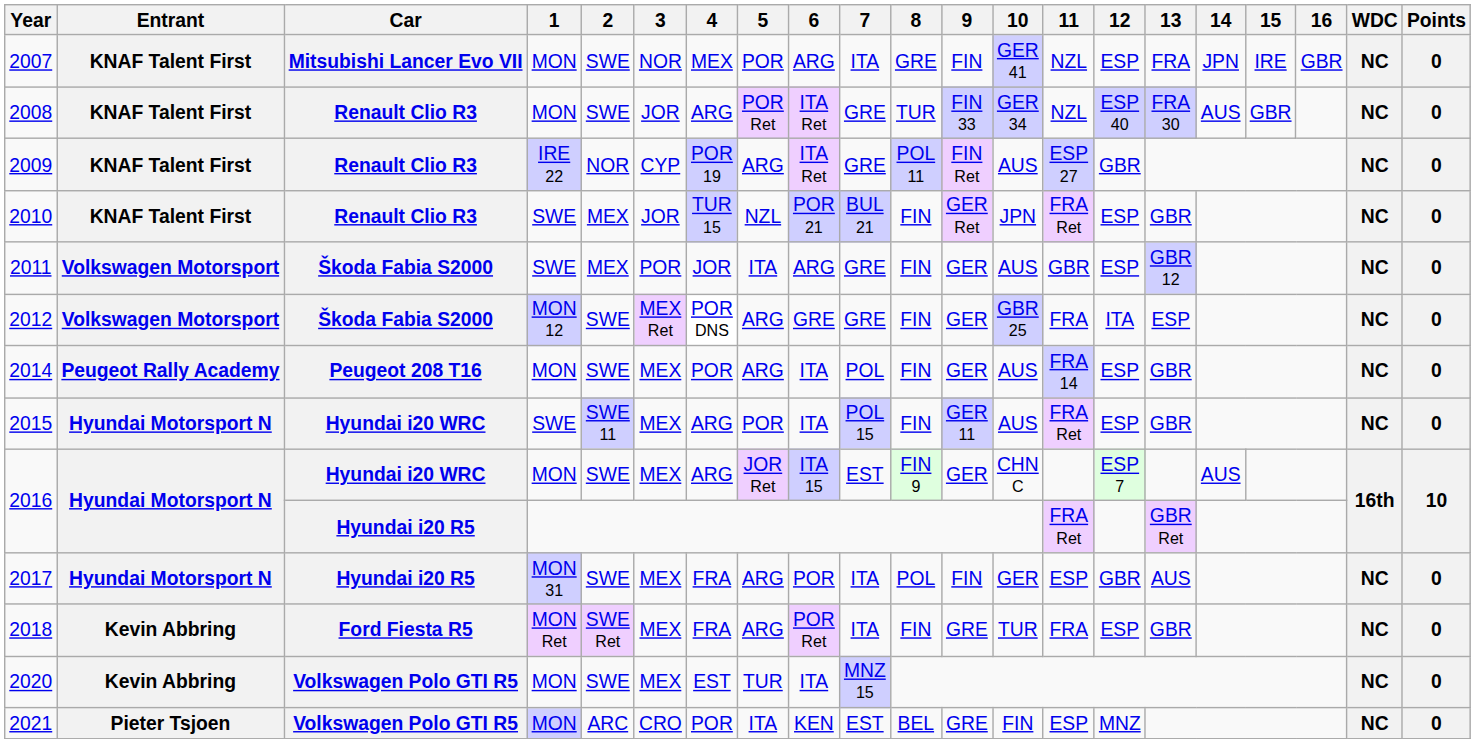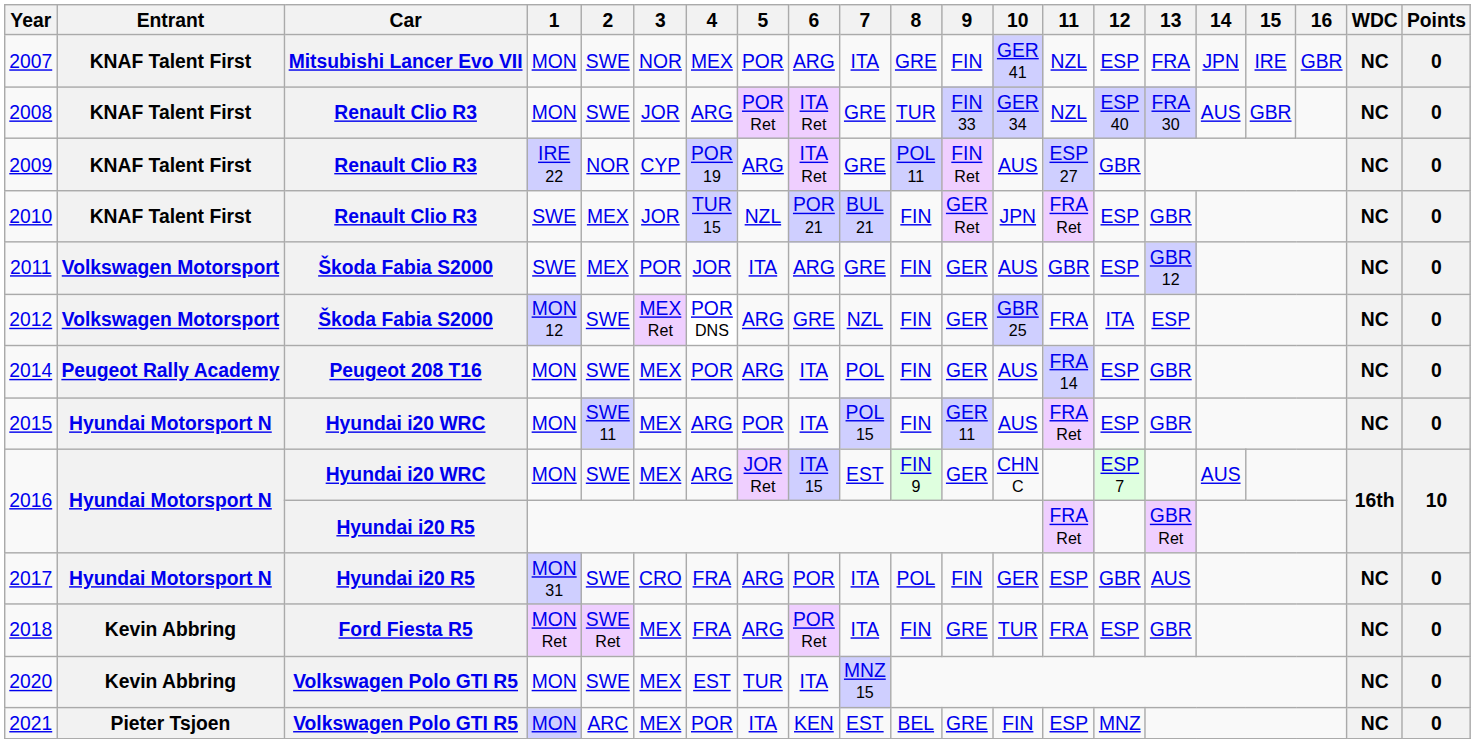(865, 319) GRE -> (865, 319) NZL
(554, 423) SWE -> (554, 423) MON
(660, 578) MEX -> (660, 578) CRO
(660, 723) CRO -> (660, 723) MEX
